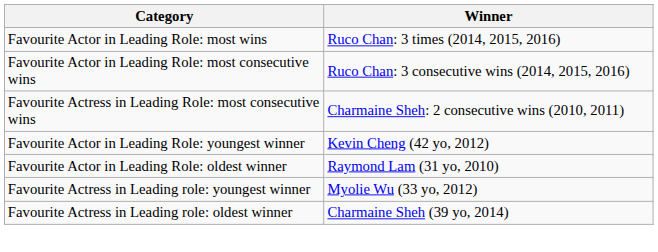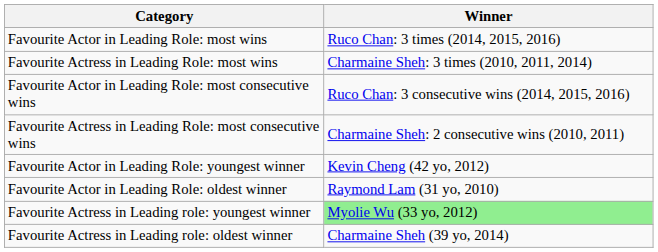+ row: (143, 62)
(402, 189) no background -> (402, 212) lightgreen background
